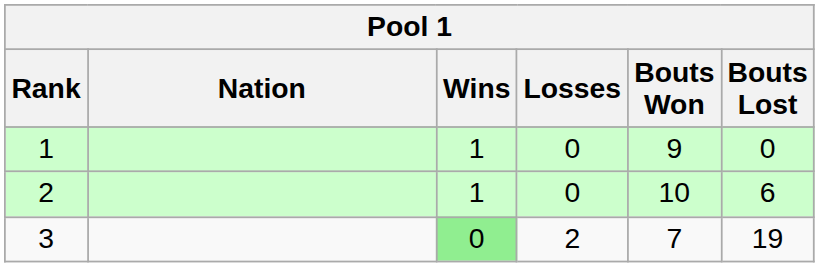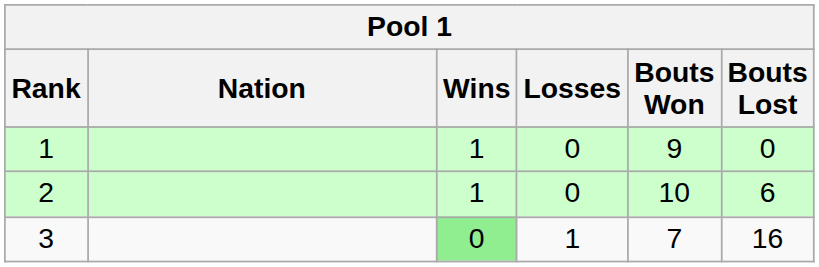(572, 238) 2 -> (572, 238) 1
(768, 238) 19 -> (768, 238) 16
